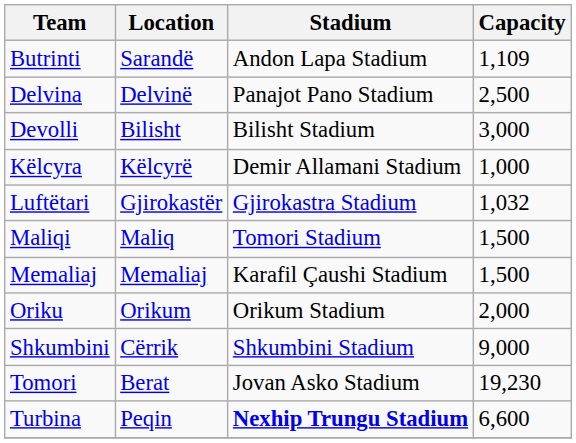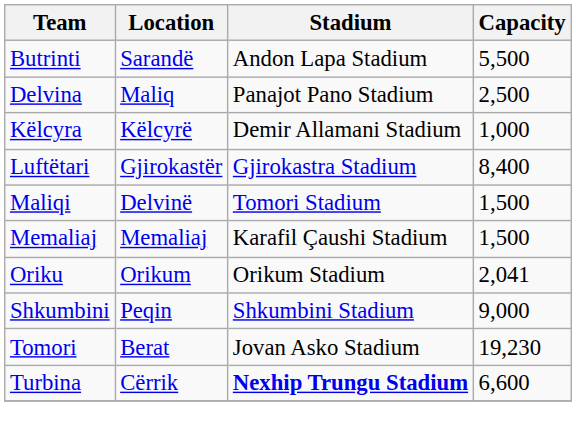(504, 58) 1,109 -> (504, 58) 5,500
(156, 94) Delvinë -> (147, 94) Maliq
- row: (44, 130)
(504, 202) 1,032 -> (504, 166) 8,400
(147, 238) Maliq -> (156, 202) Delvinë
(504, 310) 2,000 -> (504, 274) 2,041
(149, 346) Cërrik -> (146, 310) Peqin
(146, 418) Peqin -> (149, 382) Cërrik
